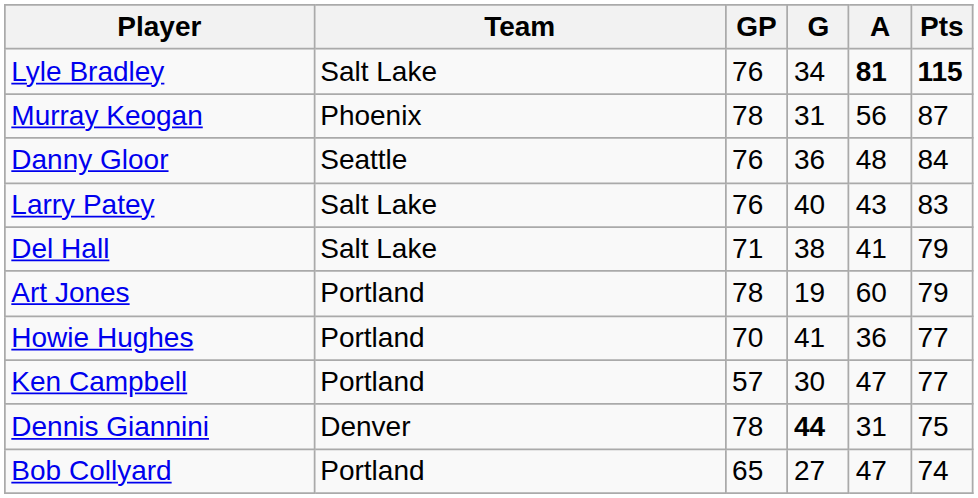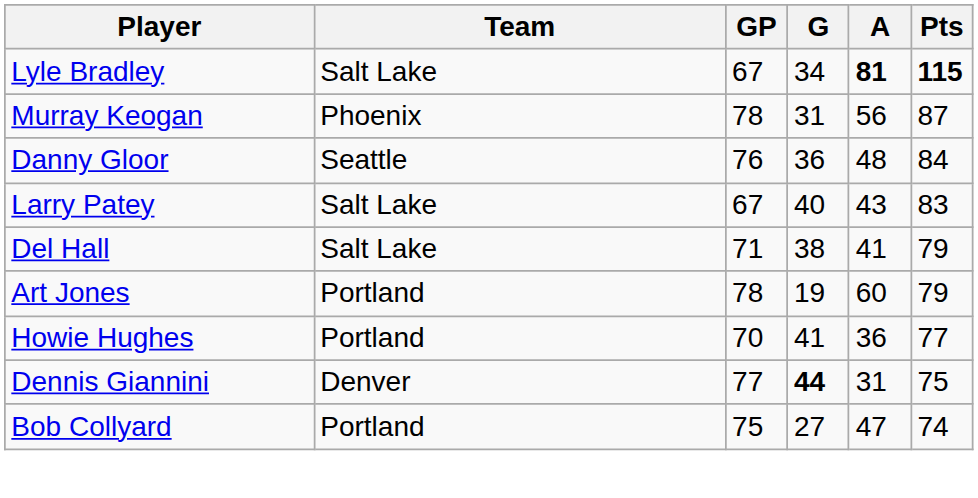(748, 71) 76 -> (748, 71) 67
(748, 204) 76 -> (748, 204) 67
- row: (99, 381)
(748, 426) 78 -> (748, 381) 77
(748, 470) 65 -> (748, 426) 75
